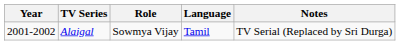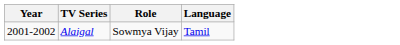- column: (314, 13)
